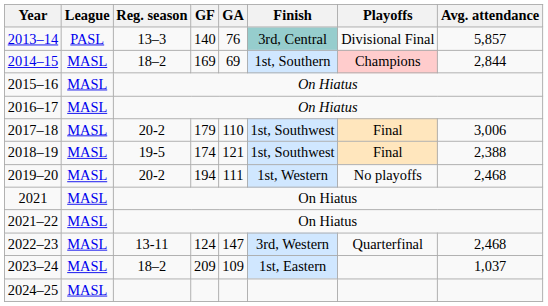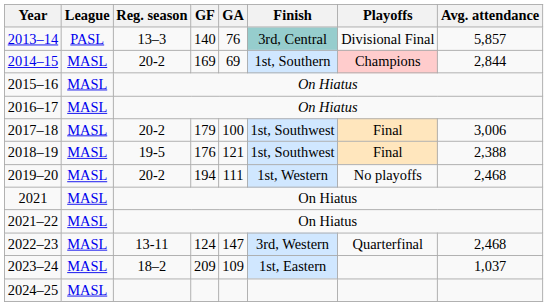(152, 61) 18–2 -> (152, 61) 20-2
(233, 130) 110 -> (233, 130) 100
(205, 152) 174 -> (205, 152) 176
